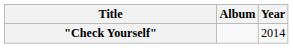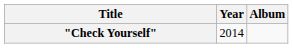columns swapped: (273, 14) <-> (237, 14)
